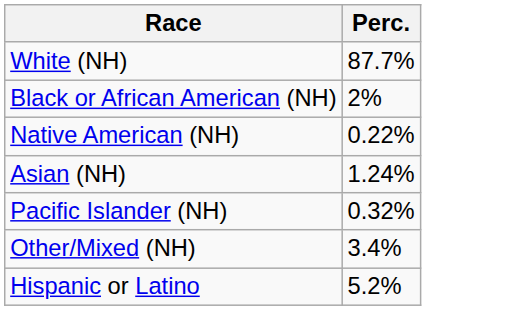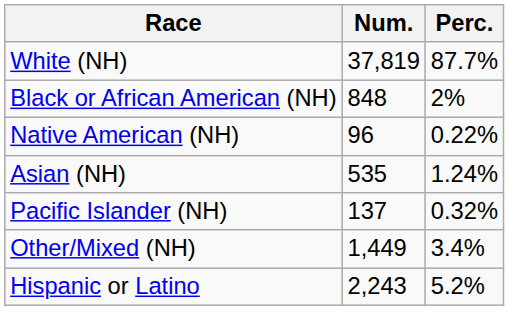+ column: (384, 23)
